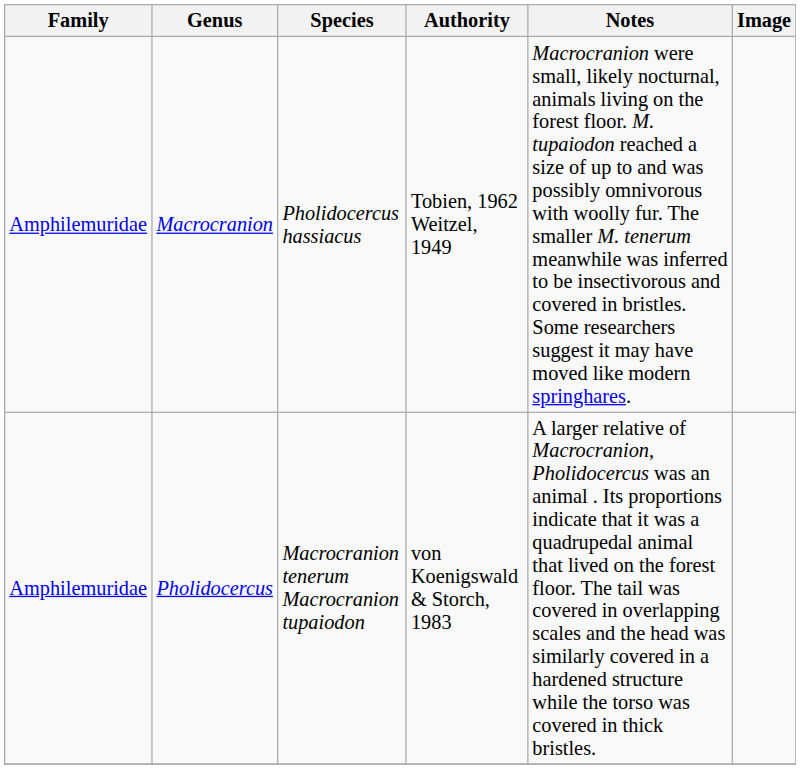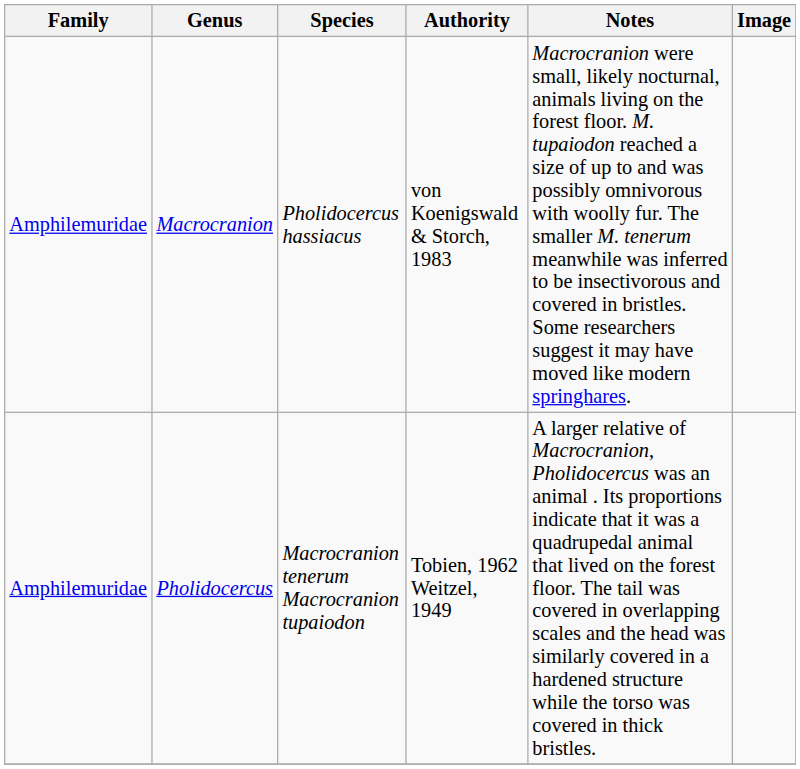(464, 224) Tobien, 1962 Weitzel, 1949 -> (465, 224) von Koenigswald & Storch, 1983
(465, 587) von Koenigswald & Storch, 1983 -> (464, 587) Tobien, 1962 Weitzel, 1949
